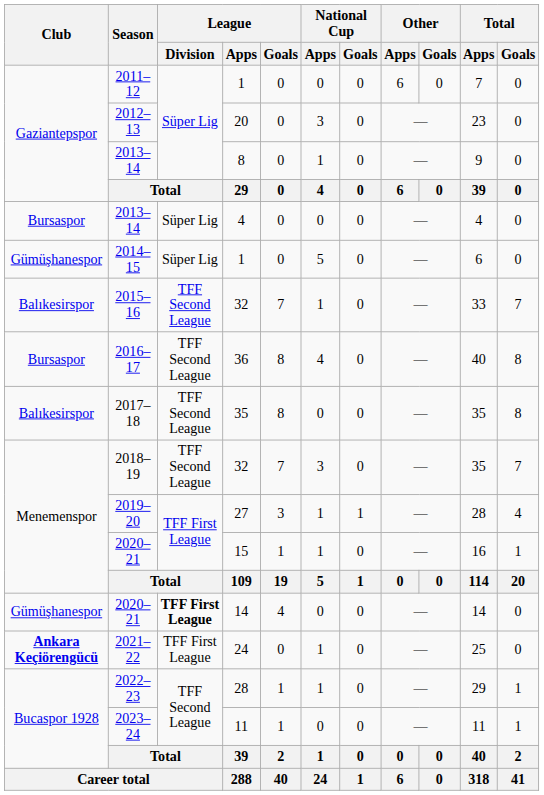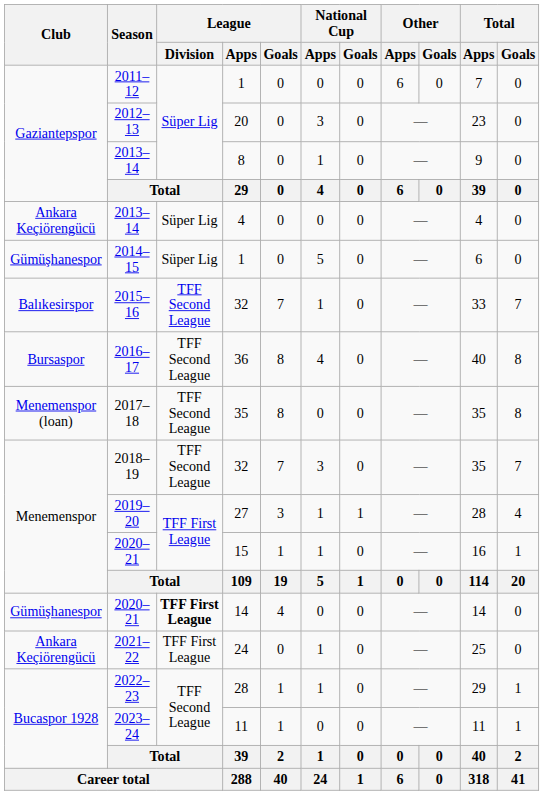(56, 220) Bursaspor -> (56, 220) Ankara Keçiörengücü
(56, 413) Balıkesirspor -> (56, 413) Menemenspor (loan)
(56, 650) bold -> (56, 650) normal
